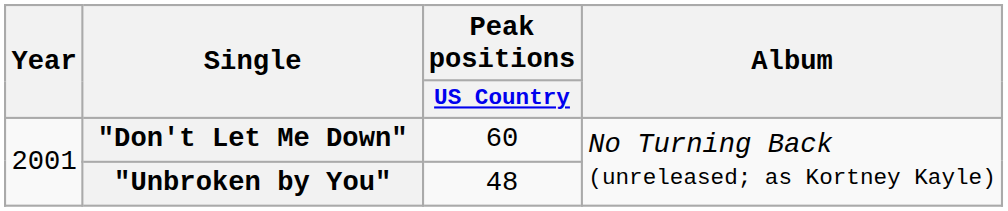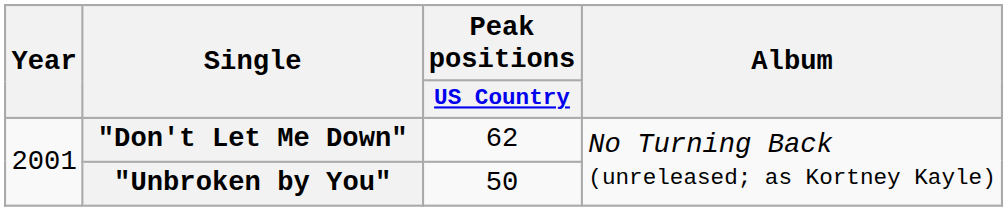(502, 139) 60 -> (502, 139) 62
(502, 183) 48 -> (502, 183) 50
